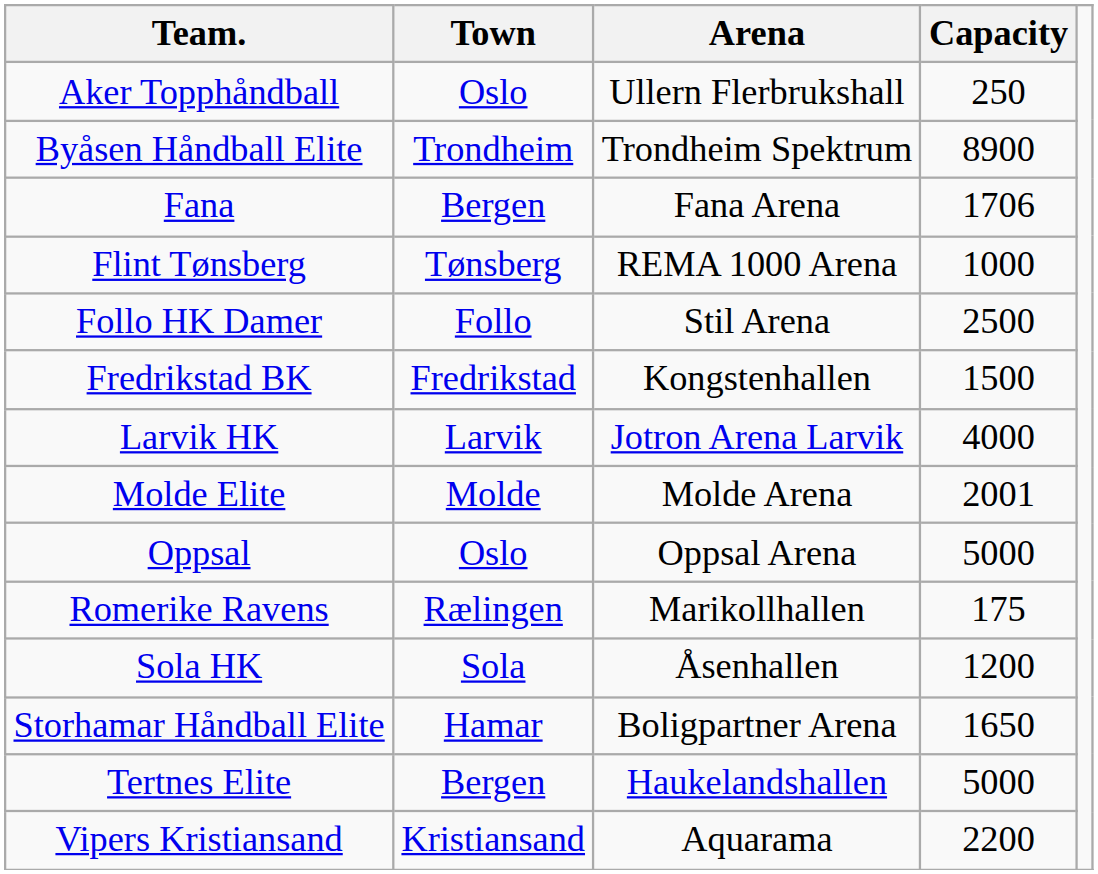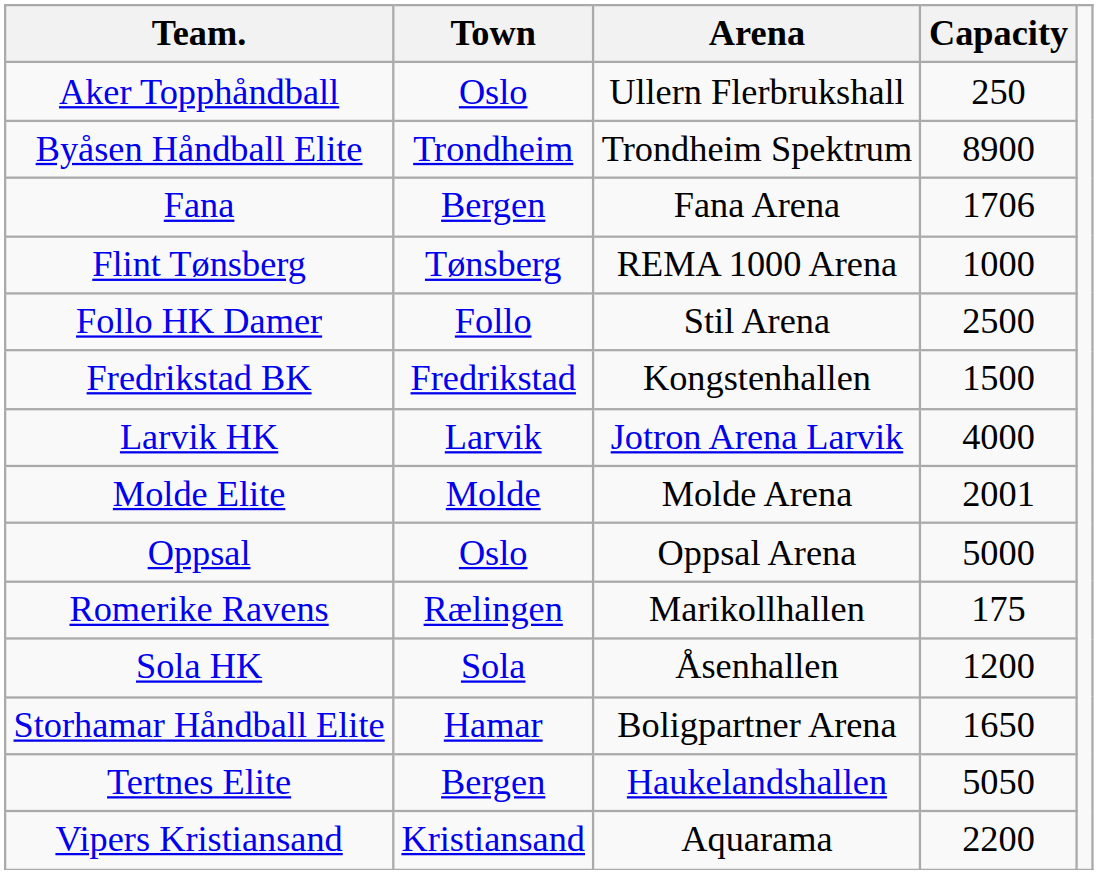(999, 782) 5000 -> (999, 782) 5050
